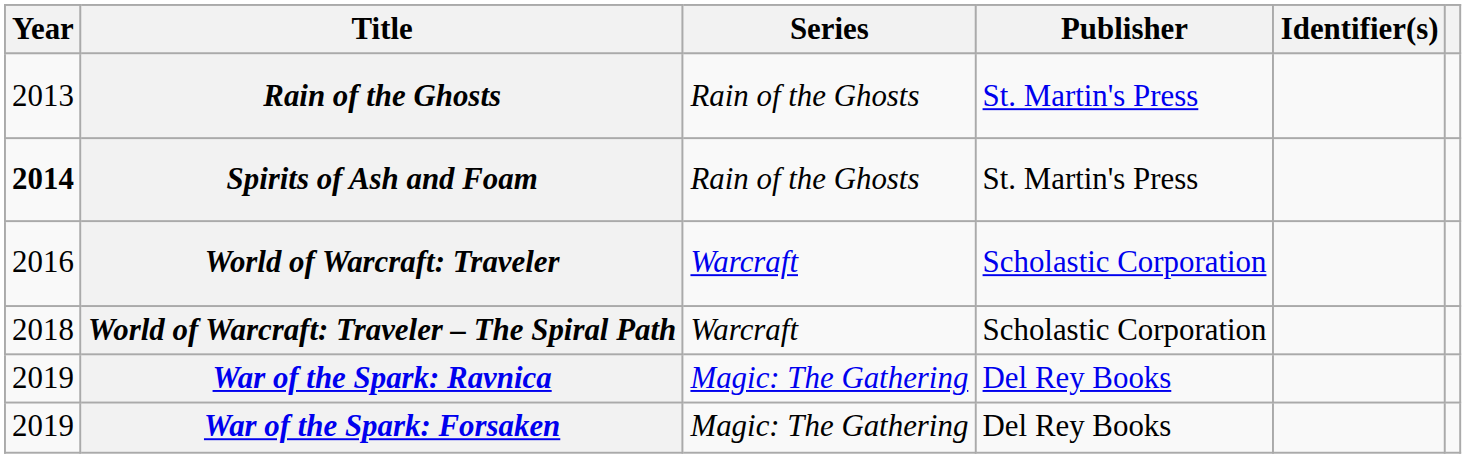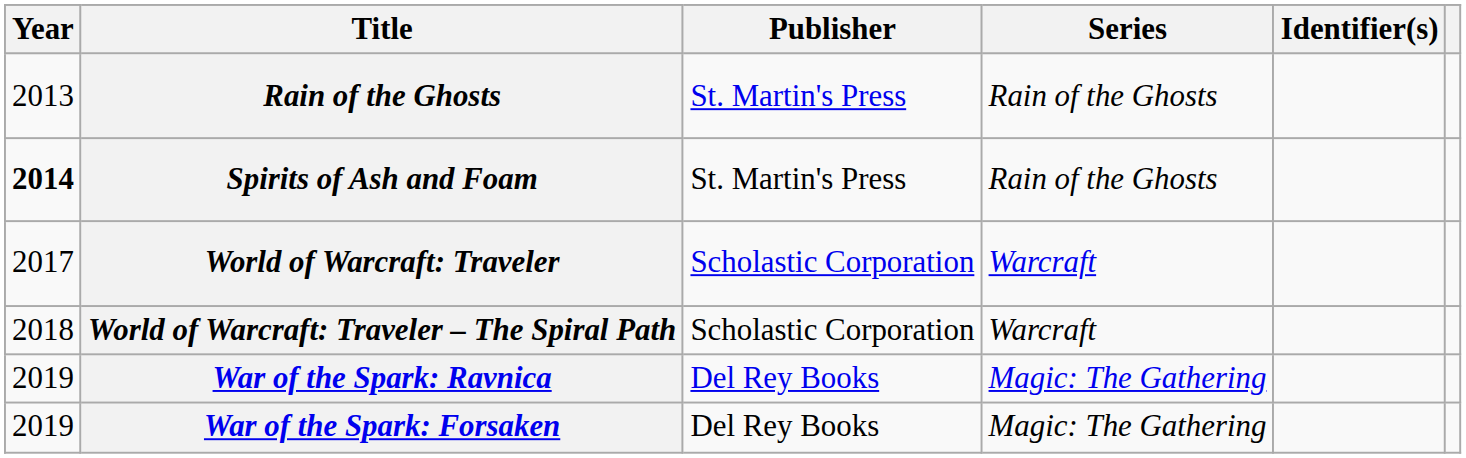columns swapped: (1125, 28) <-> (829, 28)
(43, 262) 2016 -> (43, 262) 2017
